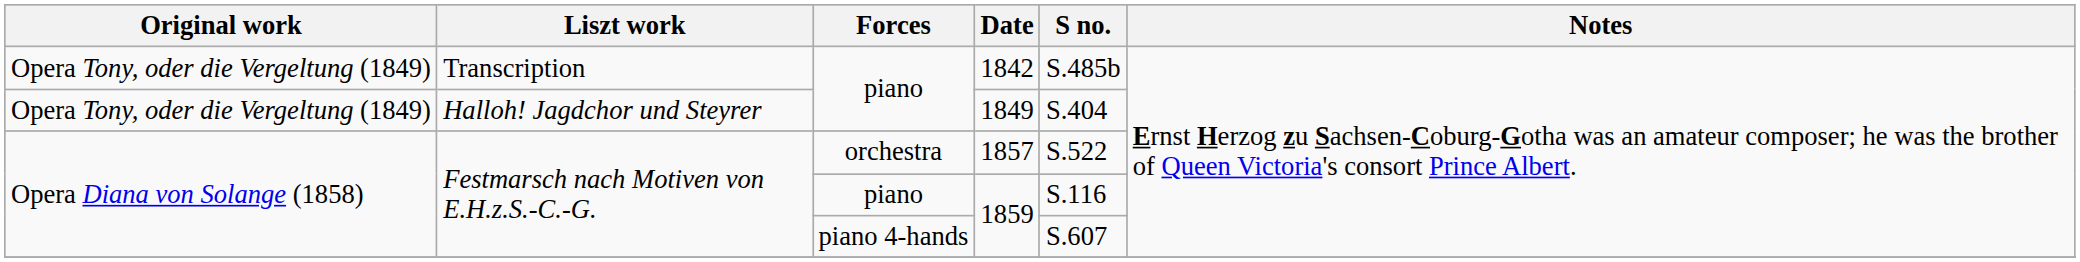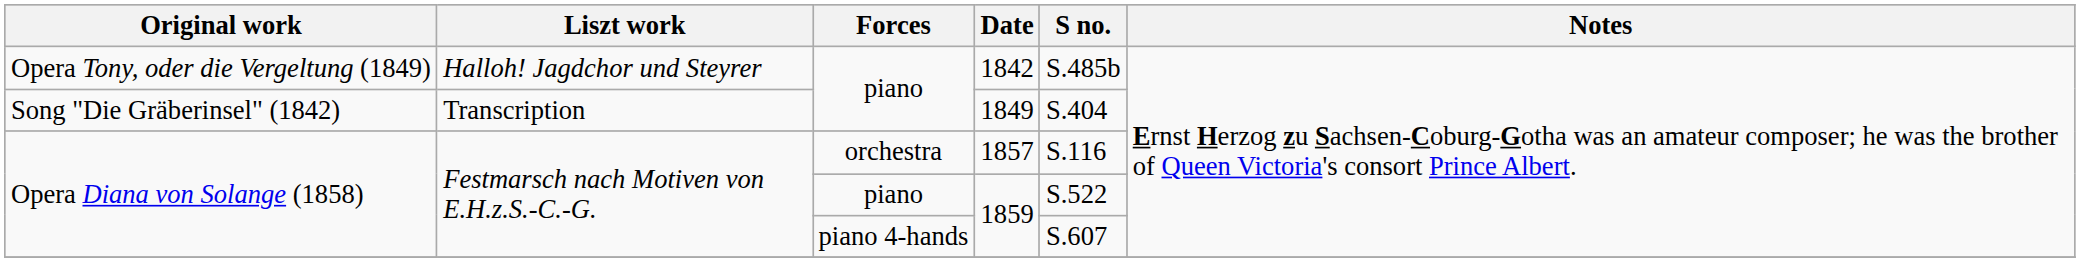(514, 67) Transcription -> (602, 67) Halloh! Jagdchor und Steyrer
(221, 109) Opera Tony, oder die Vergeltung (1849) -> (176, 109) Song "Die Gräberinsel" (1842)
(602, 109) Halloh! Jagdchor und Steyrer -> (514, 109) Transcription
(1077, 151) S.522 -> (1076, 151) S.116
(1076, 194) S.116 -> (1077, 194) S.522
